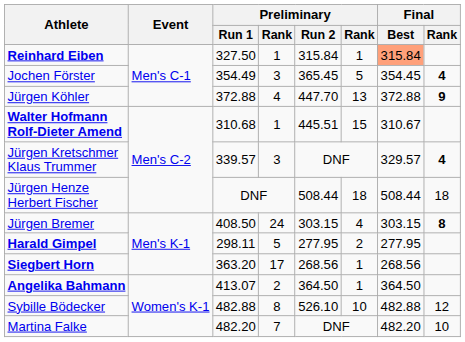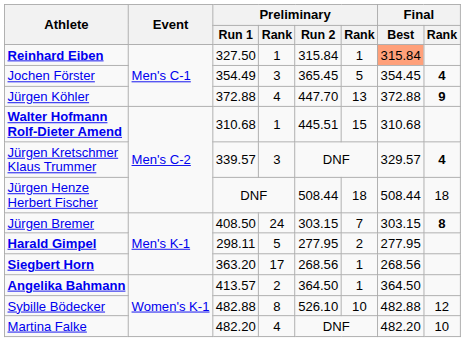(401, 125) 310.67 -> (401, 125) 310.68
(359, 223) 4 -> (359, 223) 7
(236, 285) 413.07 -> (236, 285) 413.57
(277, 327) 7 -> (277, 327) 4
